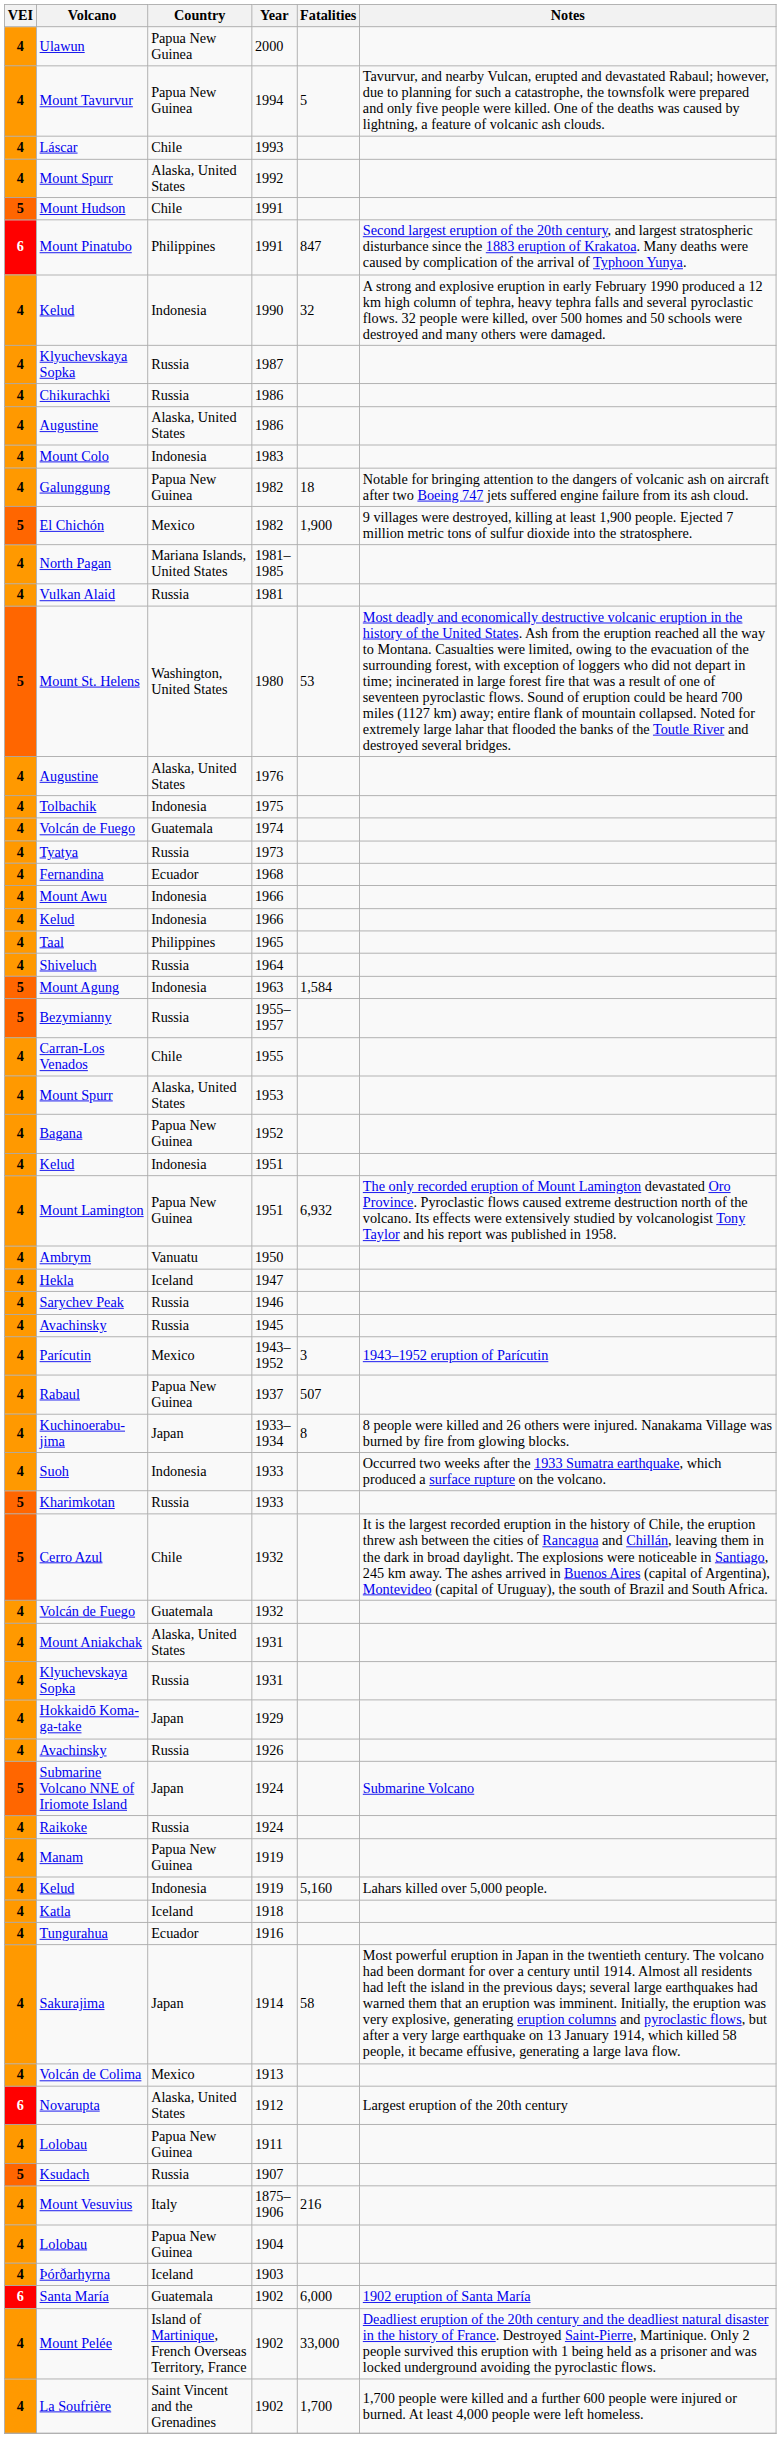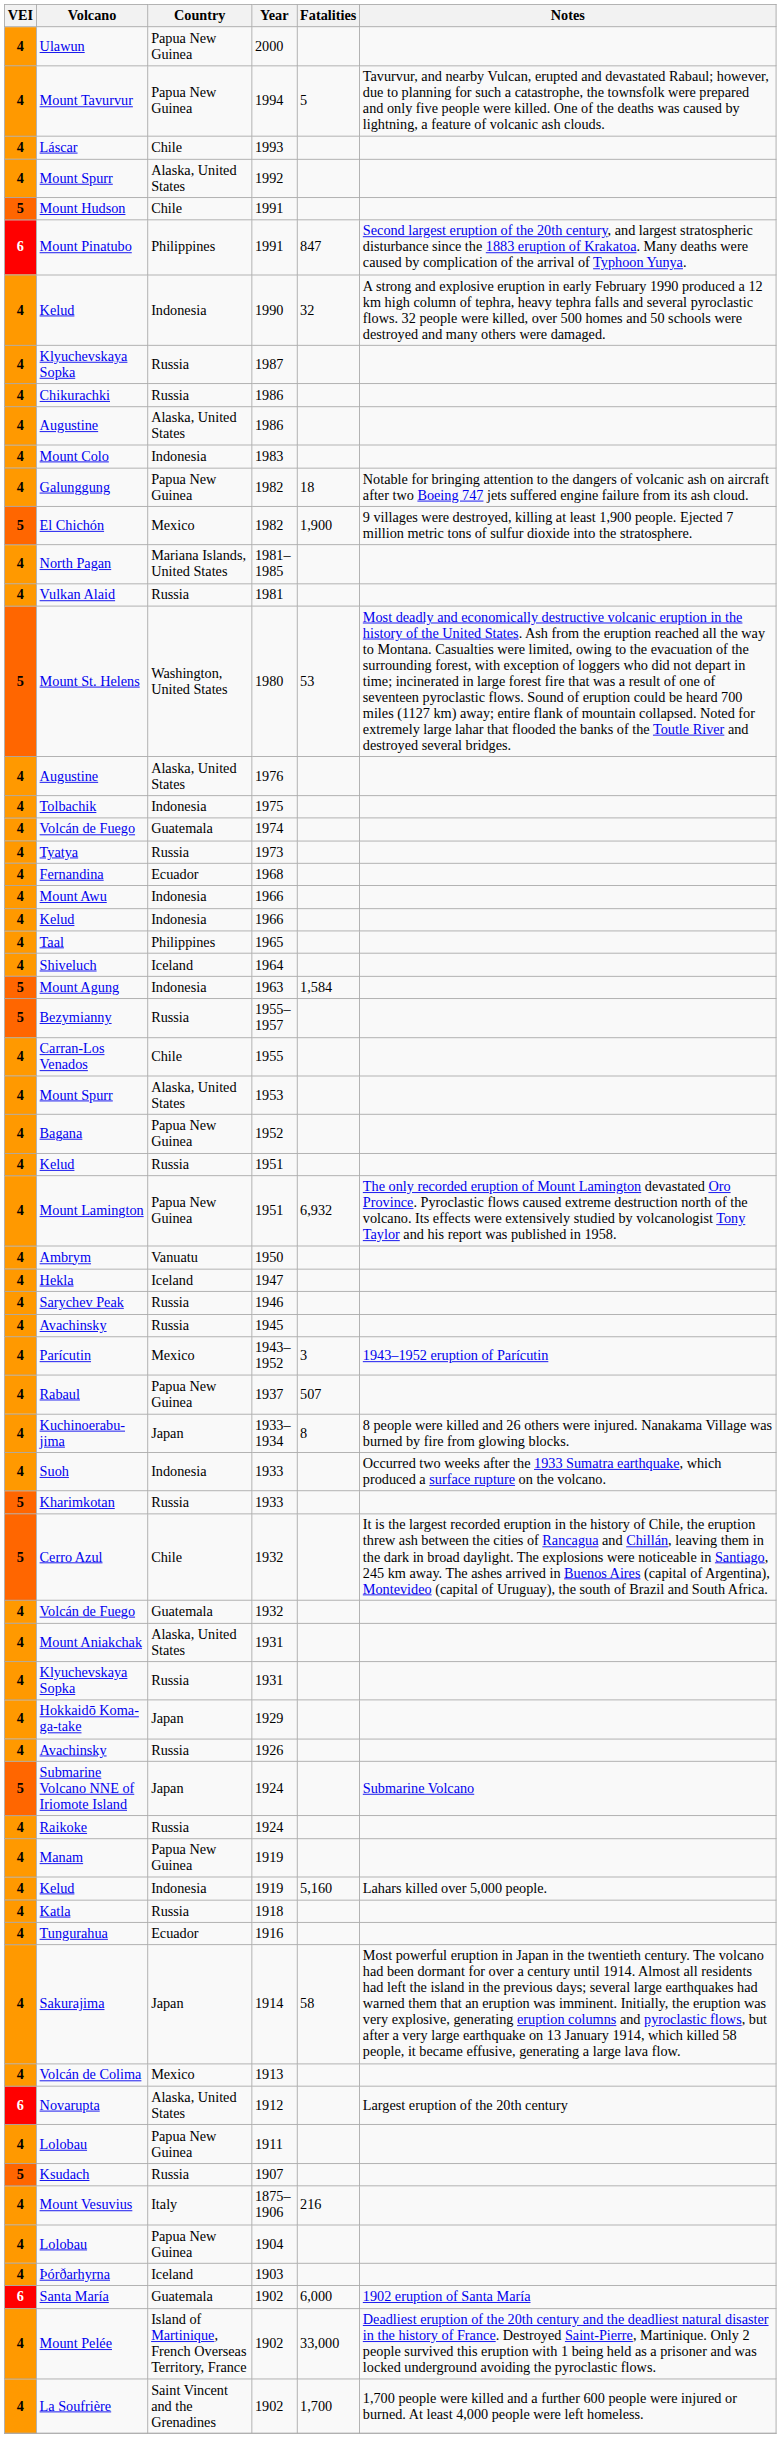(170, 964) Russia -> (172, 964) Iceland
(179, 1164) Indonesia -> (170, 1164) Russia
(172, 1911) Iceland -> (170, 1911) Russia
